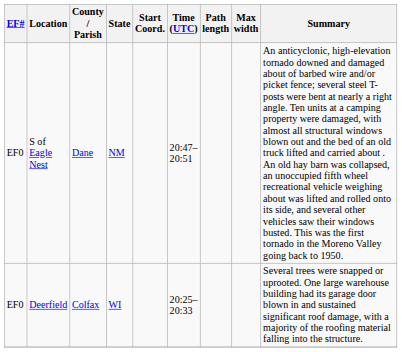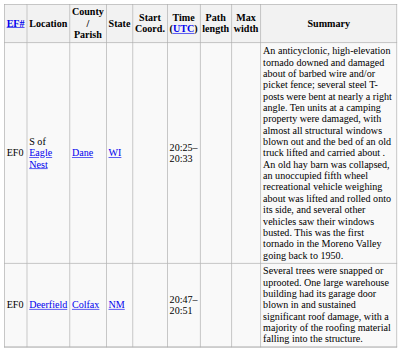(117, 153) NM -> (115, 153) WI
(184, 153) 20:47–20:51 -> (184, 153) 20:25–20:33
(115, 305) WI -> (117, 305) NM
(184, 305) 20:25–20:33 -> (184, 305) 20:47–20:51
